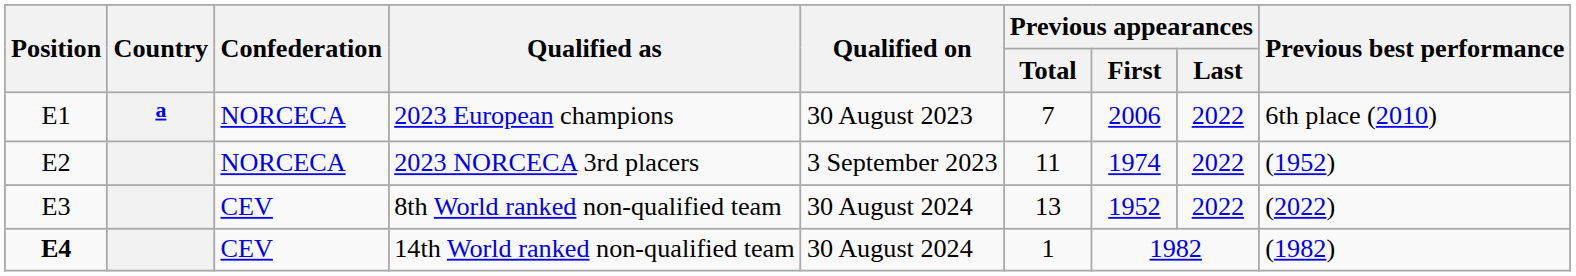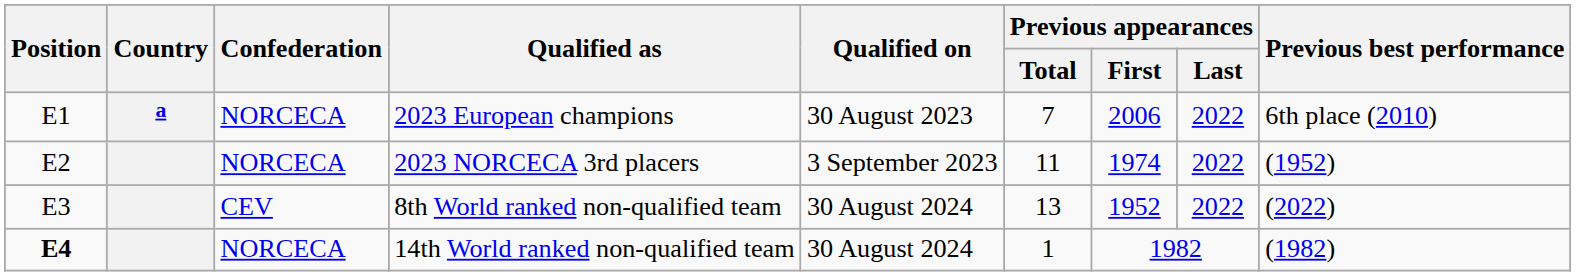(247, 249) CEV -> (283, 249) NORCECA
